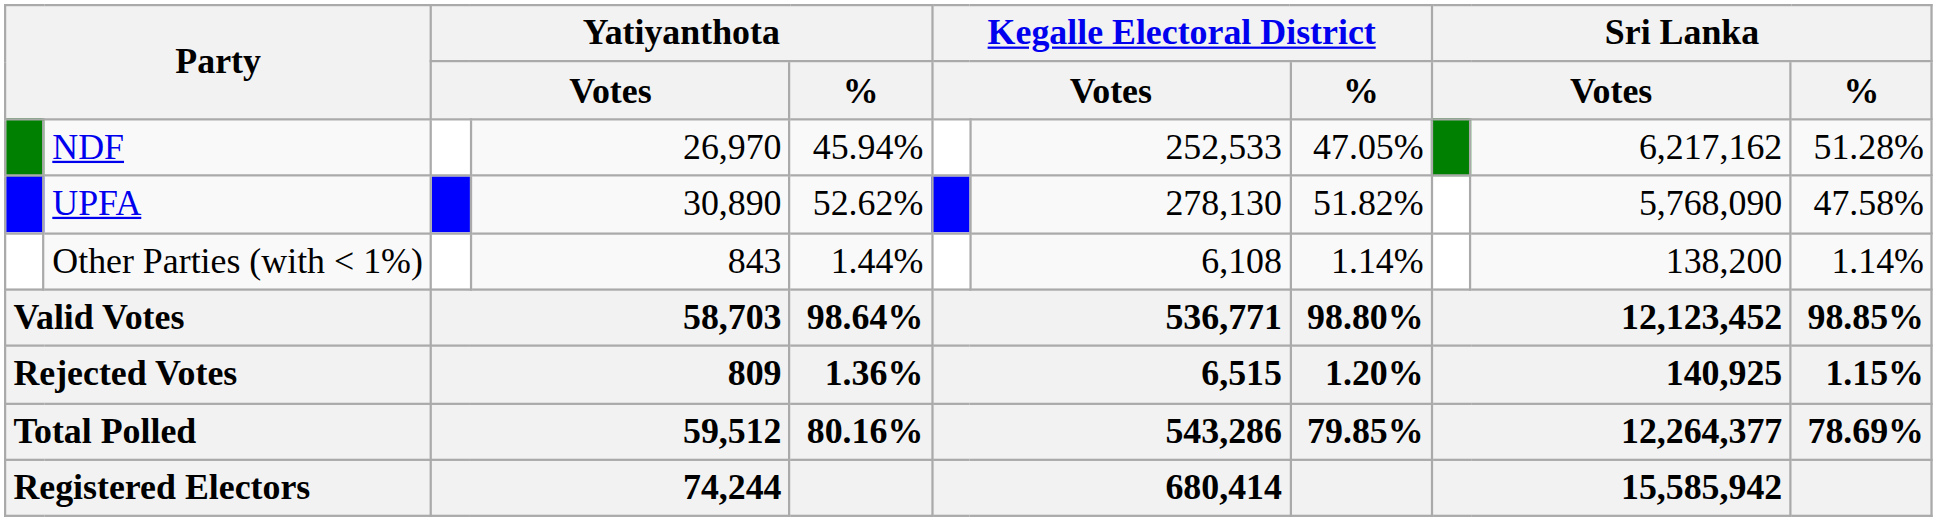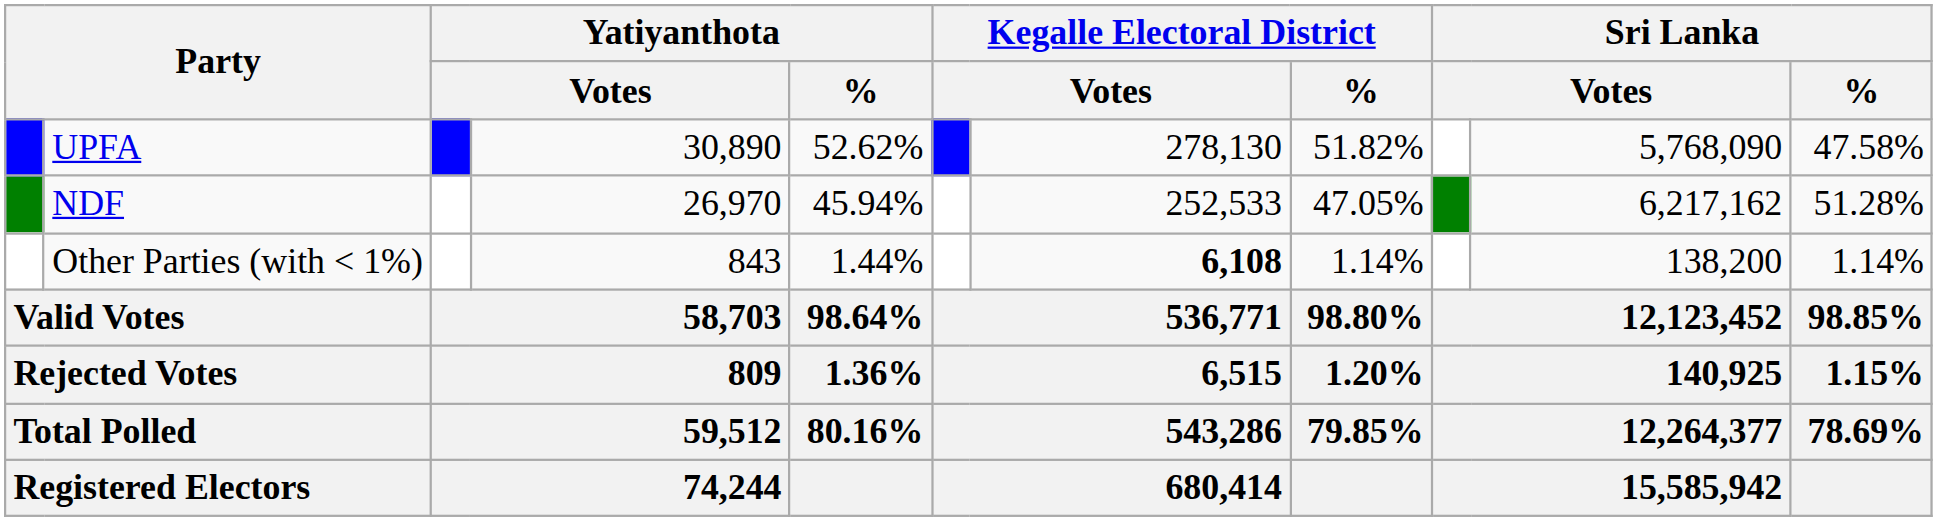rows swapped: (97, 203) <-> (88, 146)
(1242, 260) normal -> (1242, 260) bold
